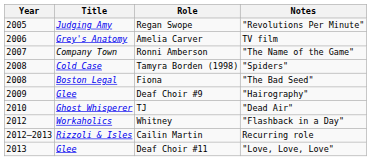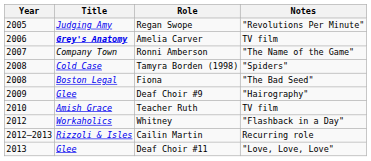(92, 39) normal -> (92, 39) bold
- row: (142, 108)
+ row: (167, 108)
